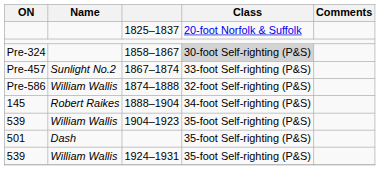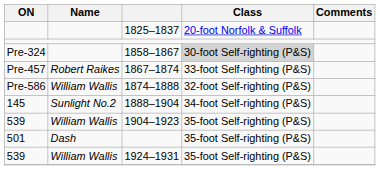(83, 69) Sunlight No.2 -> (85, 69) Robert Raikes
(85, 104) Robert Raikes -> (83, 104) Sunlight No.2
